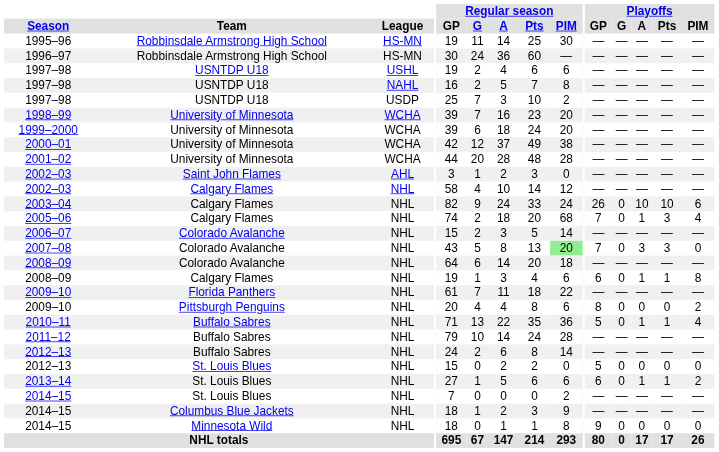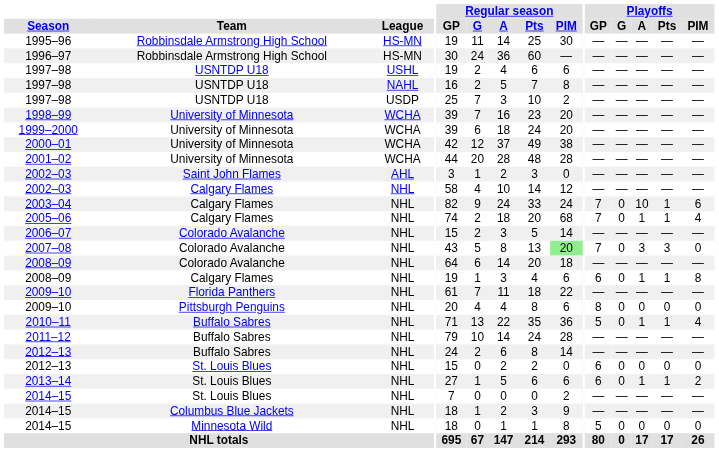(598, 203) 26 -> (598, 203) 7
(667, 203) 10 -> (667, 203) 1
(667, 218) 3 -> (667, 218) 1
(698, 307) 2 -> (698, 307) 0
(598, 366) 5 -> (598, 366) 6
(598, 425) 9 -> (598, 425) 5
